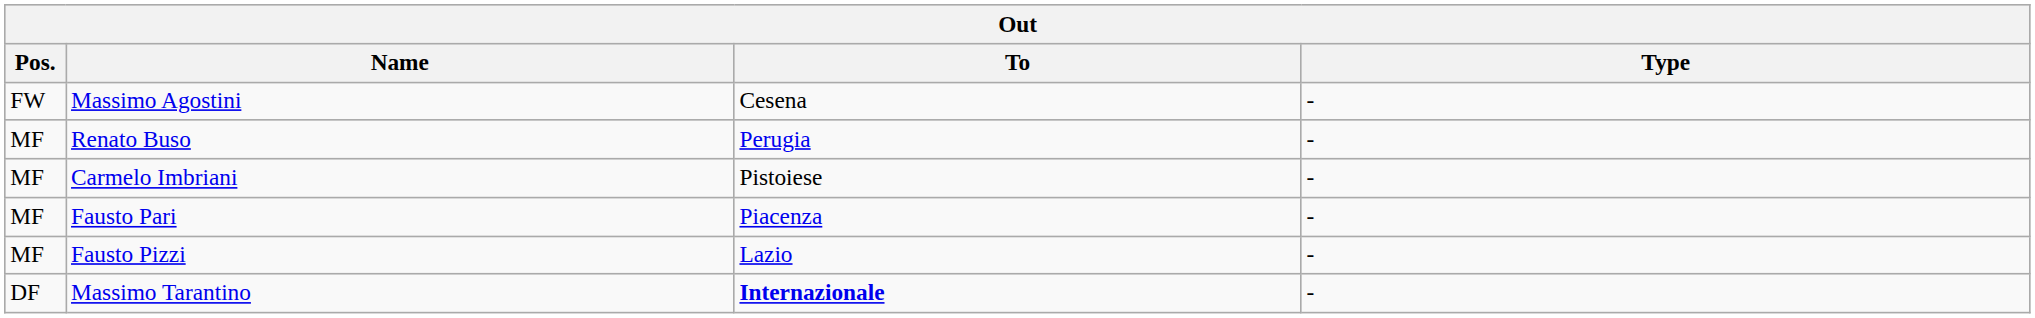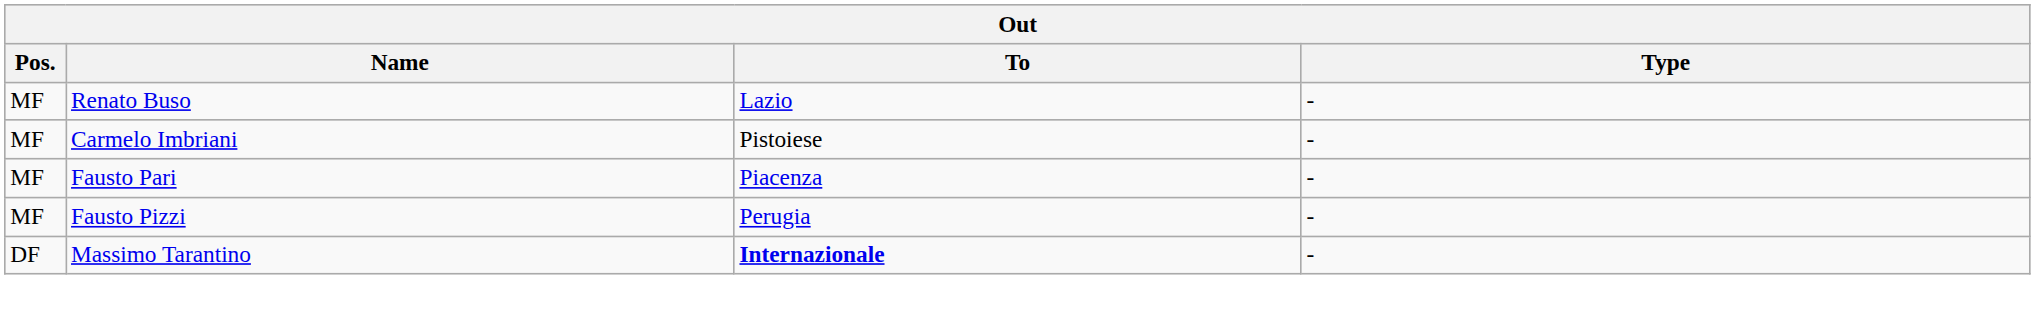- row: (156, 101)
(775, 139) Perugia -> (766, 101) Lazio
(766, 254) Lazio -> (775, 216) Perugia
